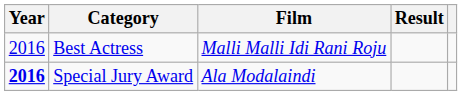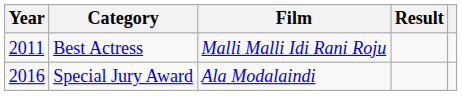(27, 47) 2016 -> (26, 47) 2011
(27, 76) bold -> (27, 76) normal
